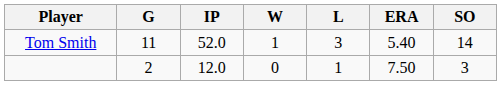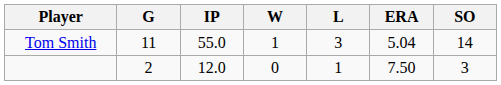(212, 42) 52.0 -> (212, 42) 55.0
(402, 42) 5.40 -> (402, 42) 5.04
